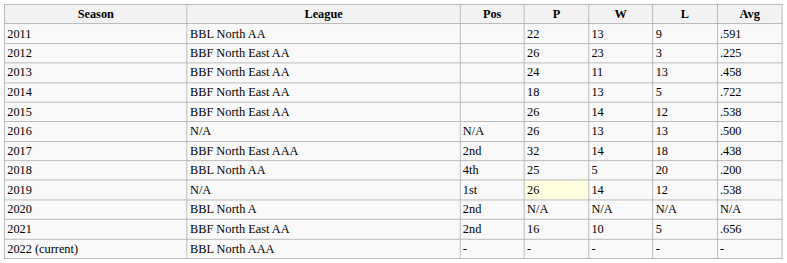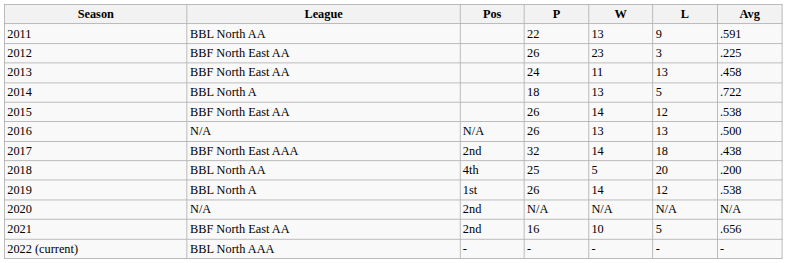(240, 92) BBF North East AA -> (223, 92) BBL North A
(201, 190) N/A -> (223, 190) BBL North A
(533, 190) lightyellow background -> (533, 190) no background
(223, 209) BBL North A -> (201, 209) N/A
